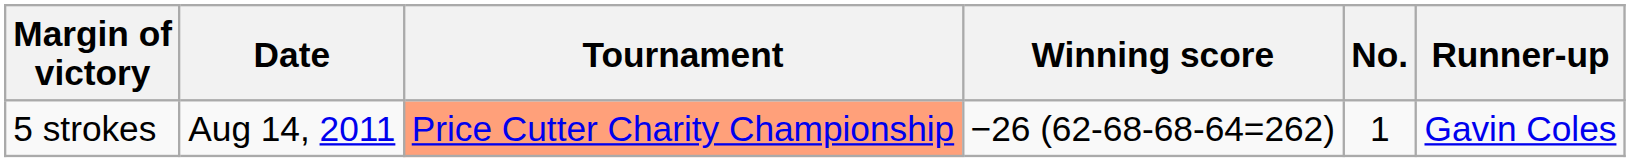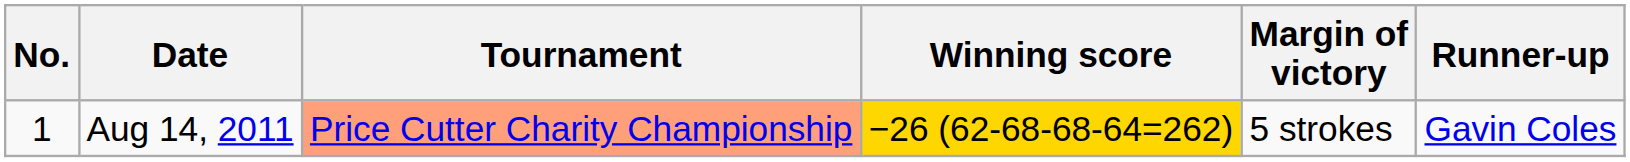columns swapped: (1380, 53) <-> (93, 53)
(1153, 129) no background -> (1051, 129) gold background
